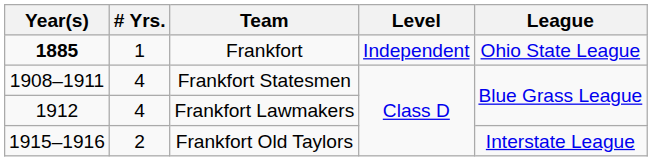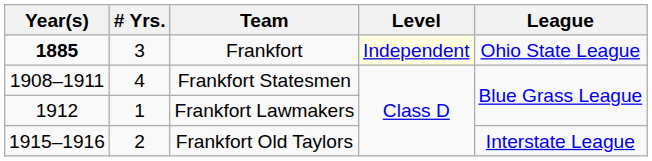(140, 50) 1 -> (140, 50) 3
(416, 50) no background -> (416, 50) lightyellow background
(140, 111) 4 -> (140, 111) 1
